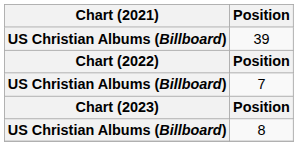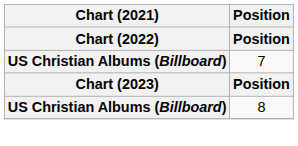- row: (261, 38)
